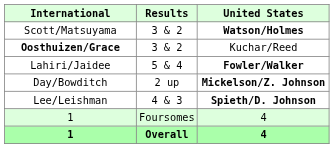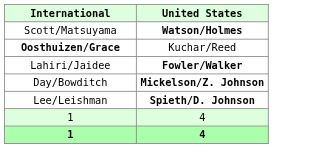- column: (167, 13)
